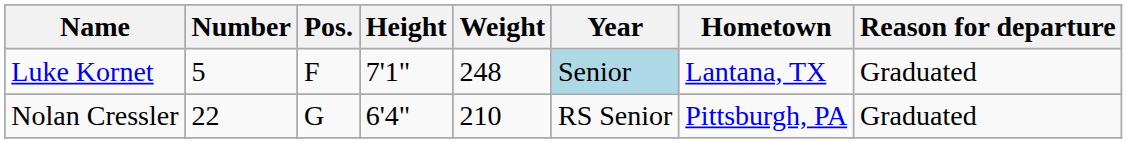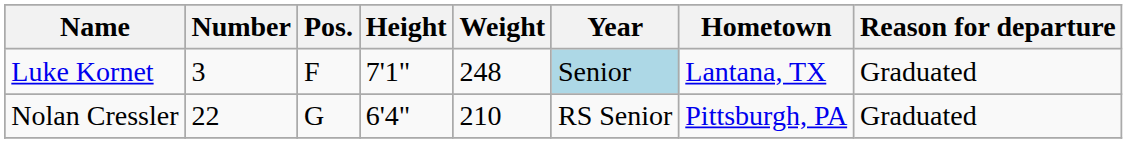(198, 71) 5 -> (198, 71) 3
